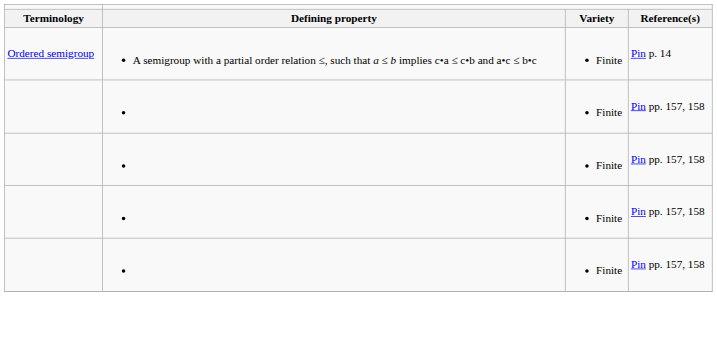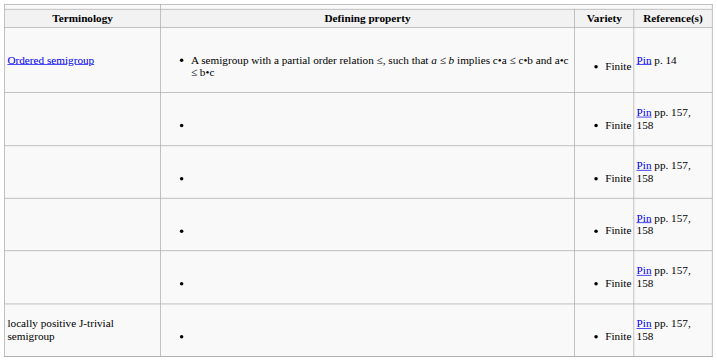+ row: (61, 330)
